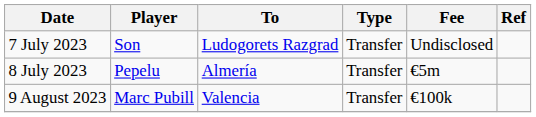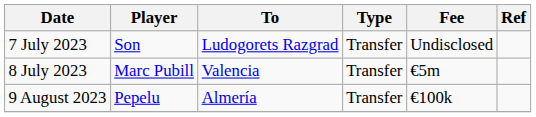(137, 71) Pepelu -> (154, 71) Marc Pubill
(229, 71) Almería -> (231, 71) Valencia
(154, 97) Marc Pubill -> (137, 97) Pepelu
(231, 97) Valencia -> (229, 97) Almería
